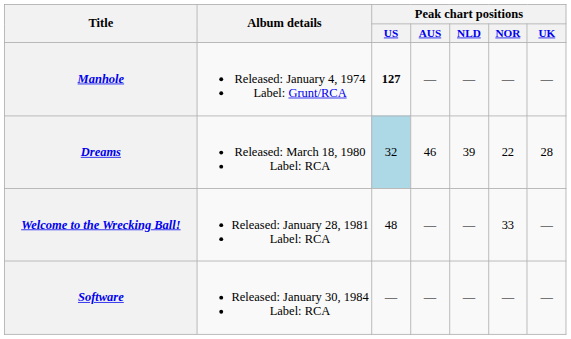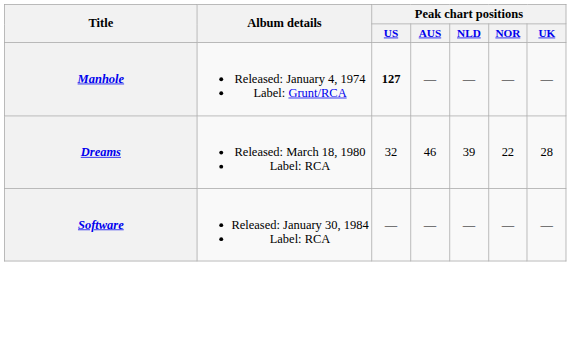(391, 152) lightblue background -> (391, 152) no background
- row: (101, 224)
